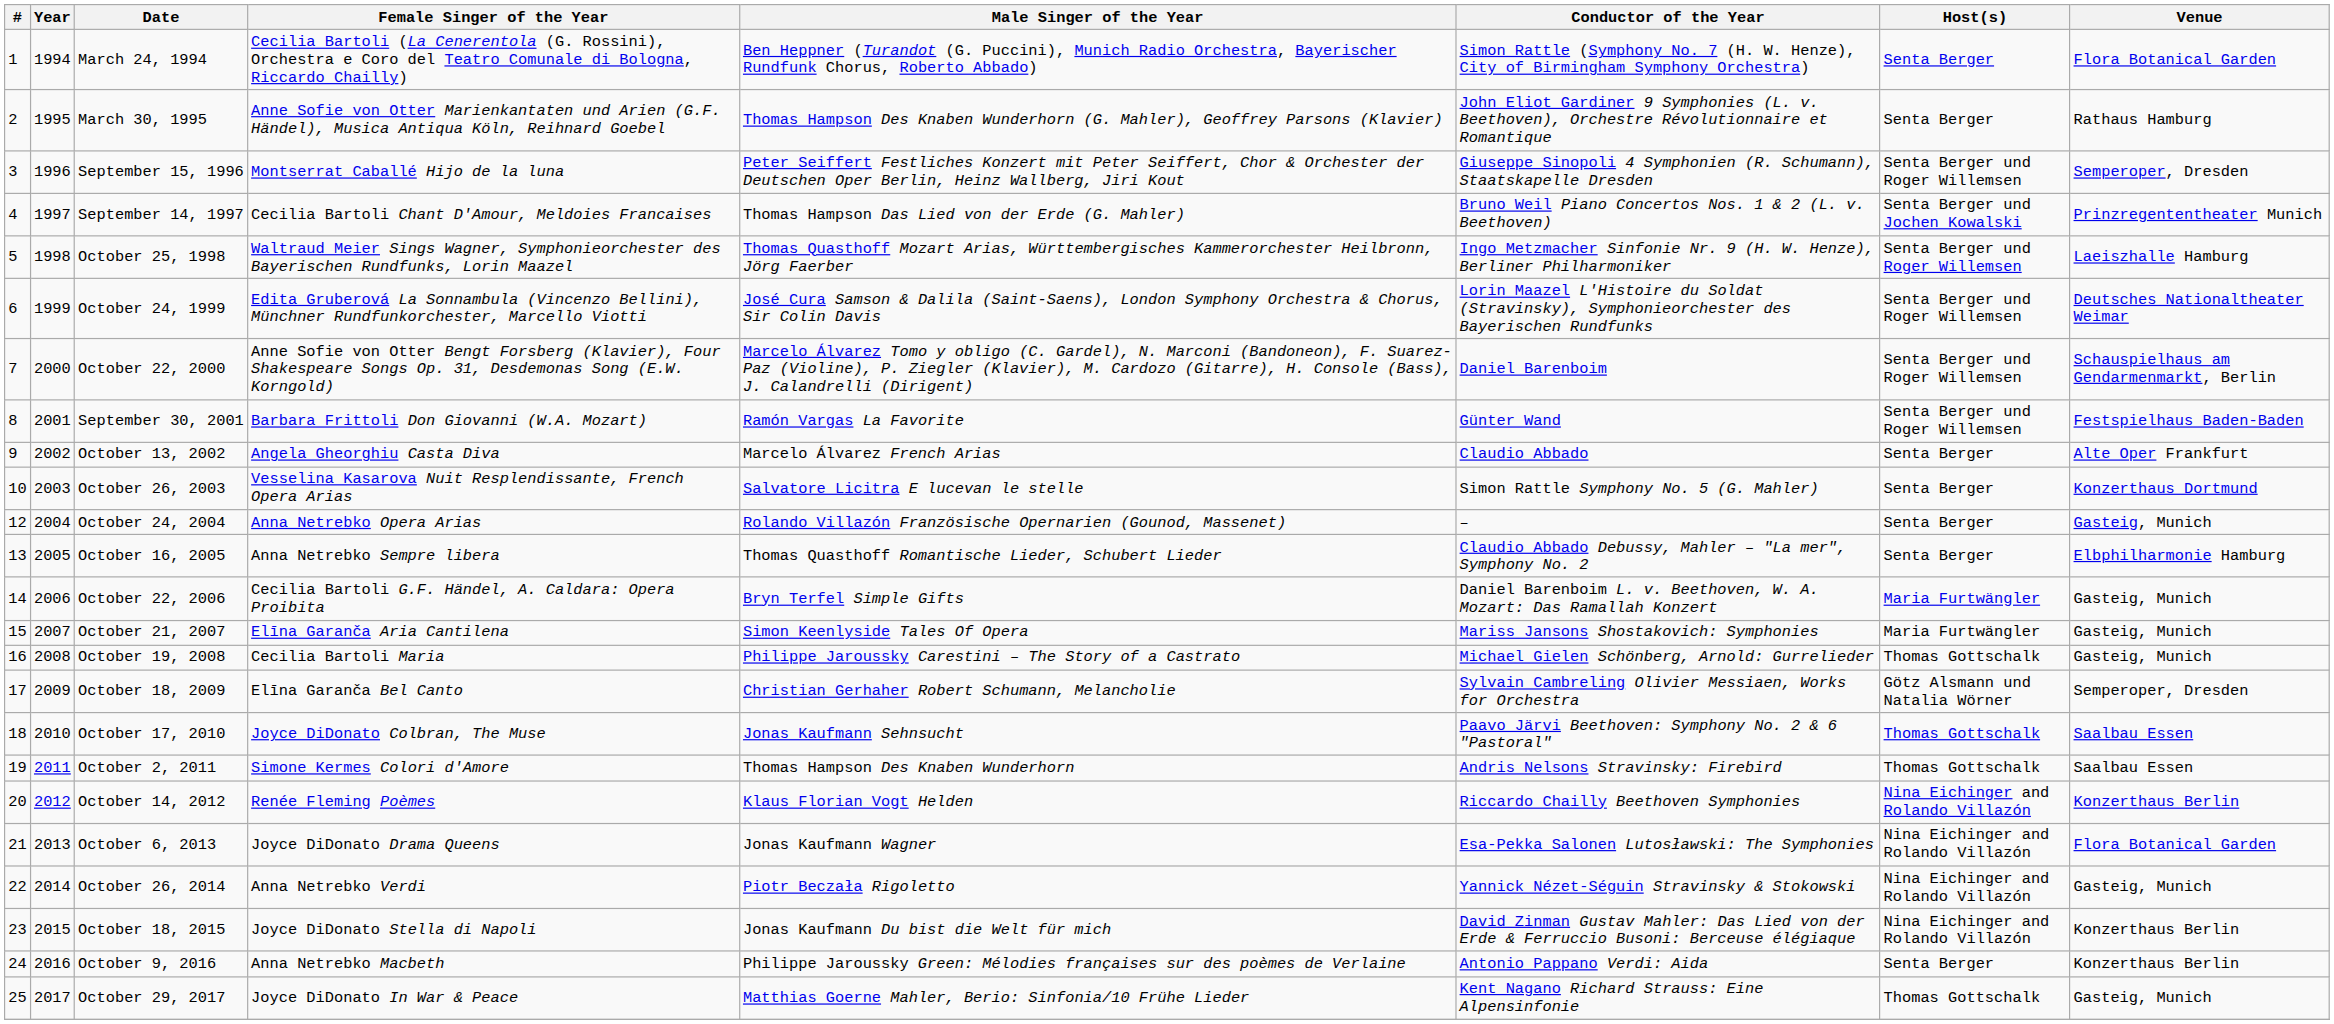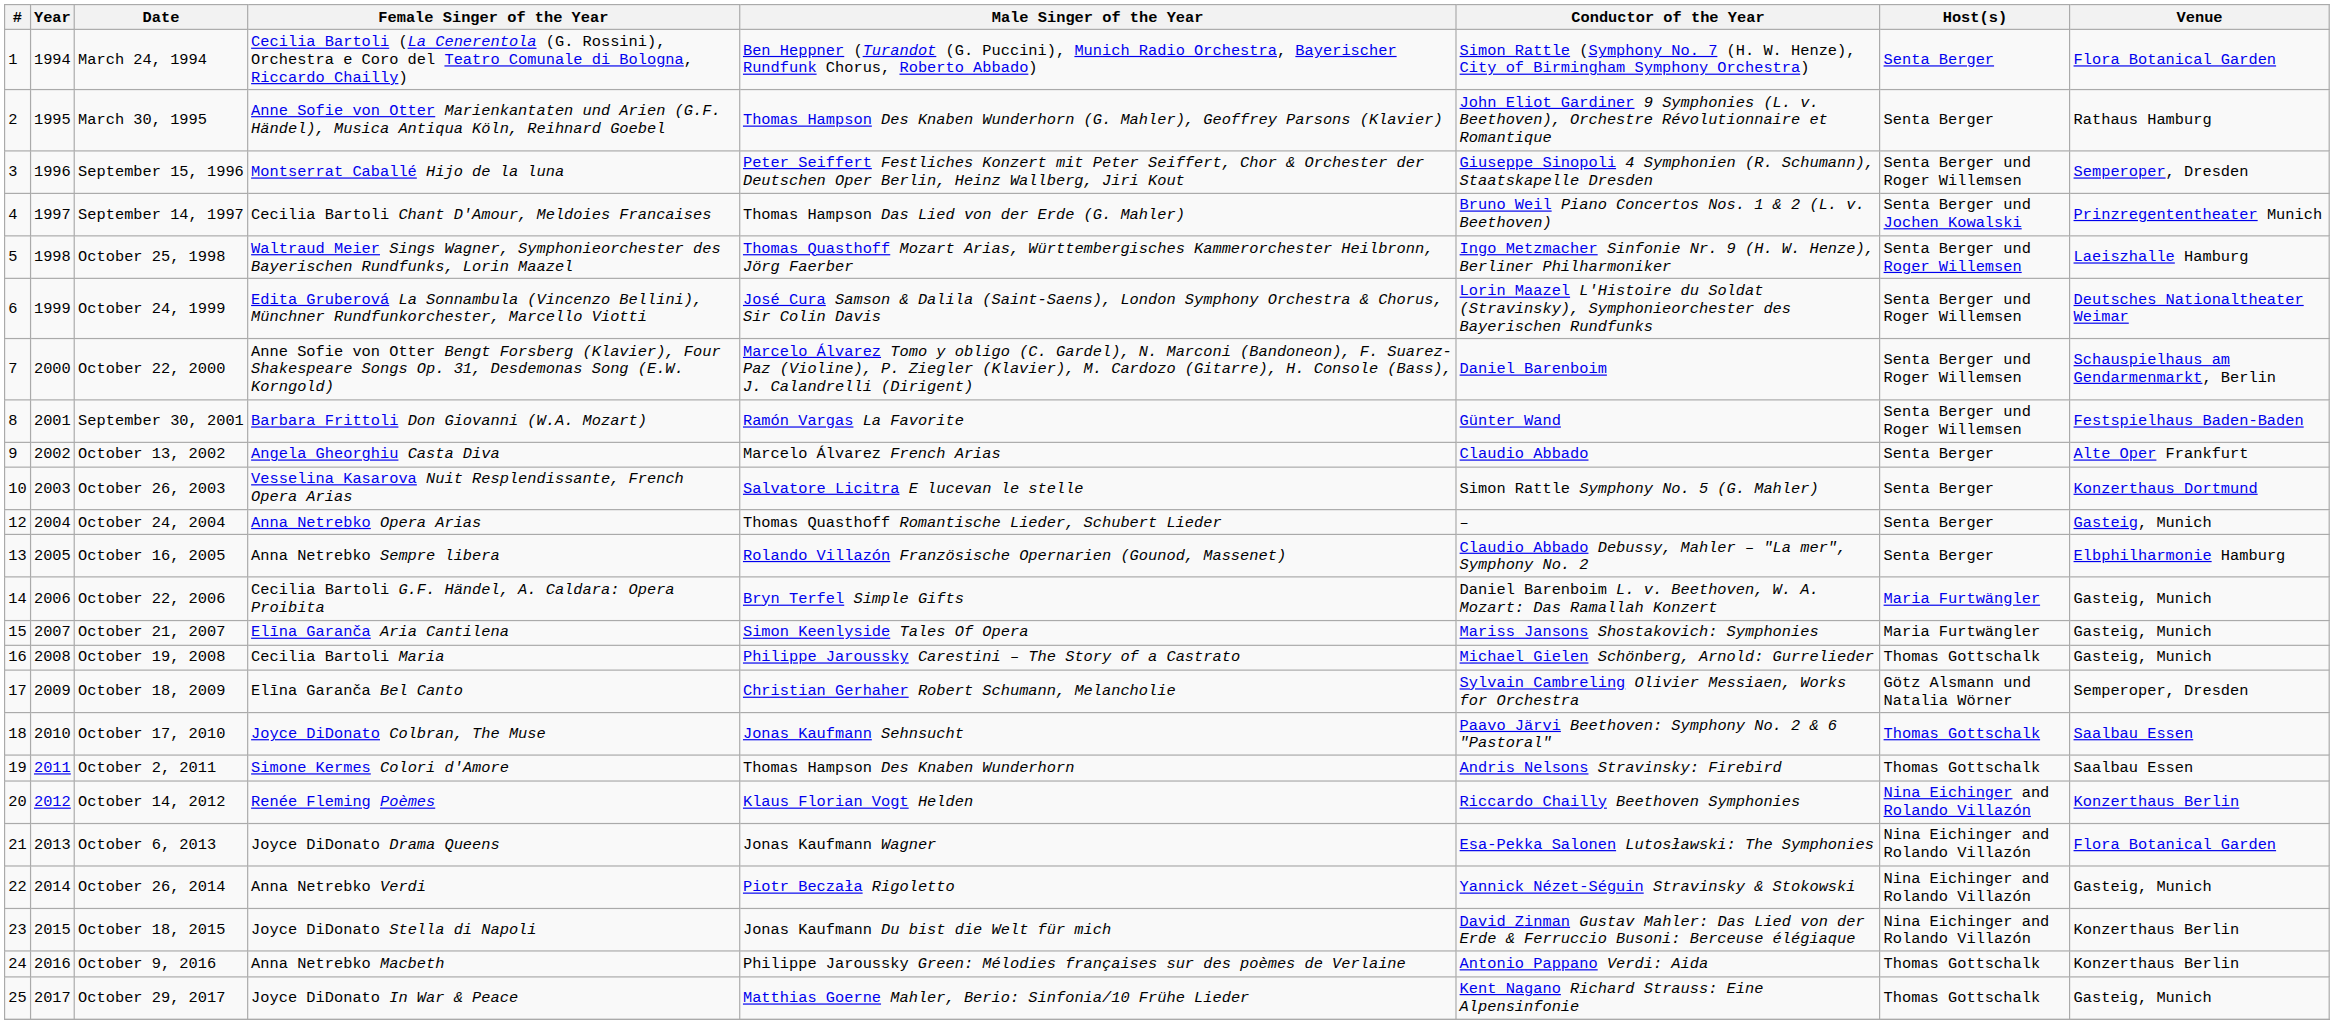(1015, 522) Rolando Villazón Französische Opernarien (Gounod, Massenet) -> (982, 522) Thomas Quasthoff Romantische Lieder, Schubert Lieder
(982, 556) Thomas Quasthoff Romantische Lieder, Schubert Lieder -> (1015, 556) Rolando Villazón Französische Opernarien (Gounod, Massenet)
(1939, 964) Senta Berger -> (1962, 964) Thomas Gottschalk
